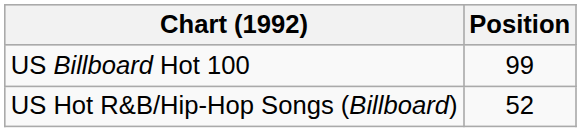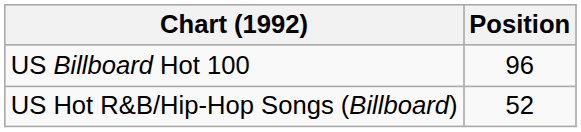(520, 65) 99 -> (520, 65) 96
